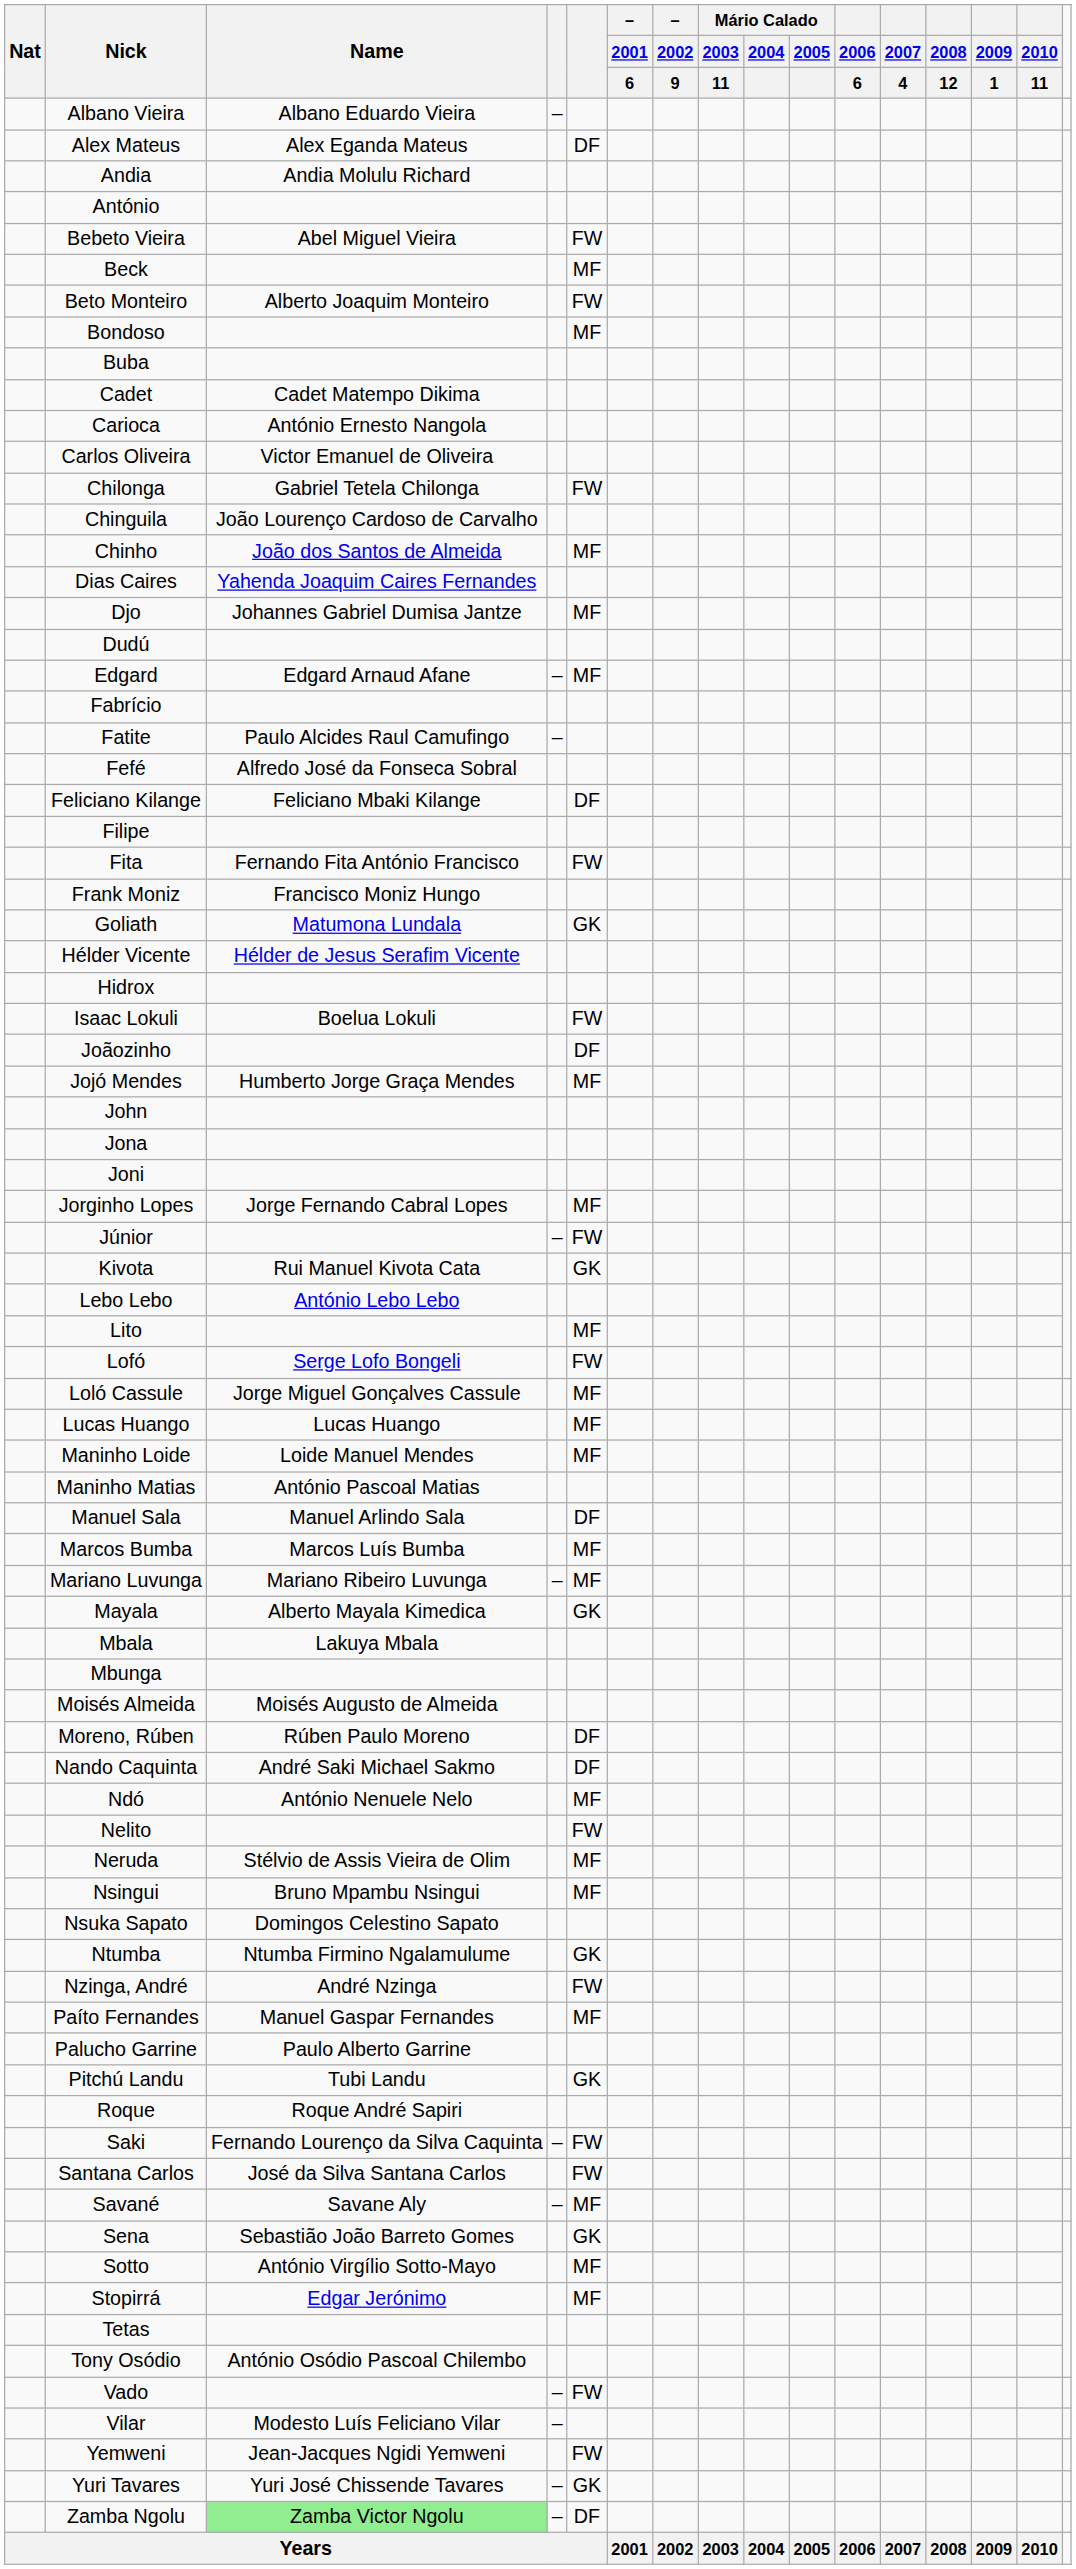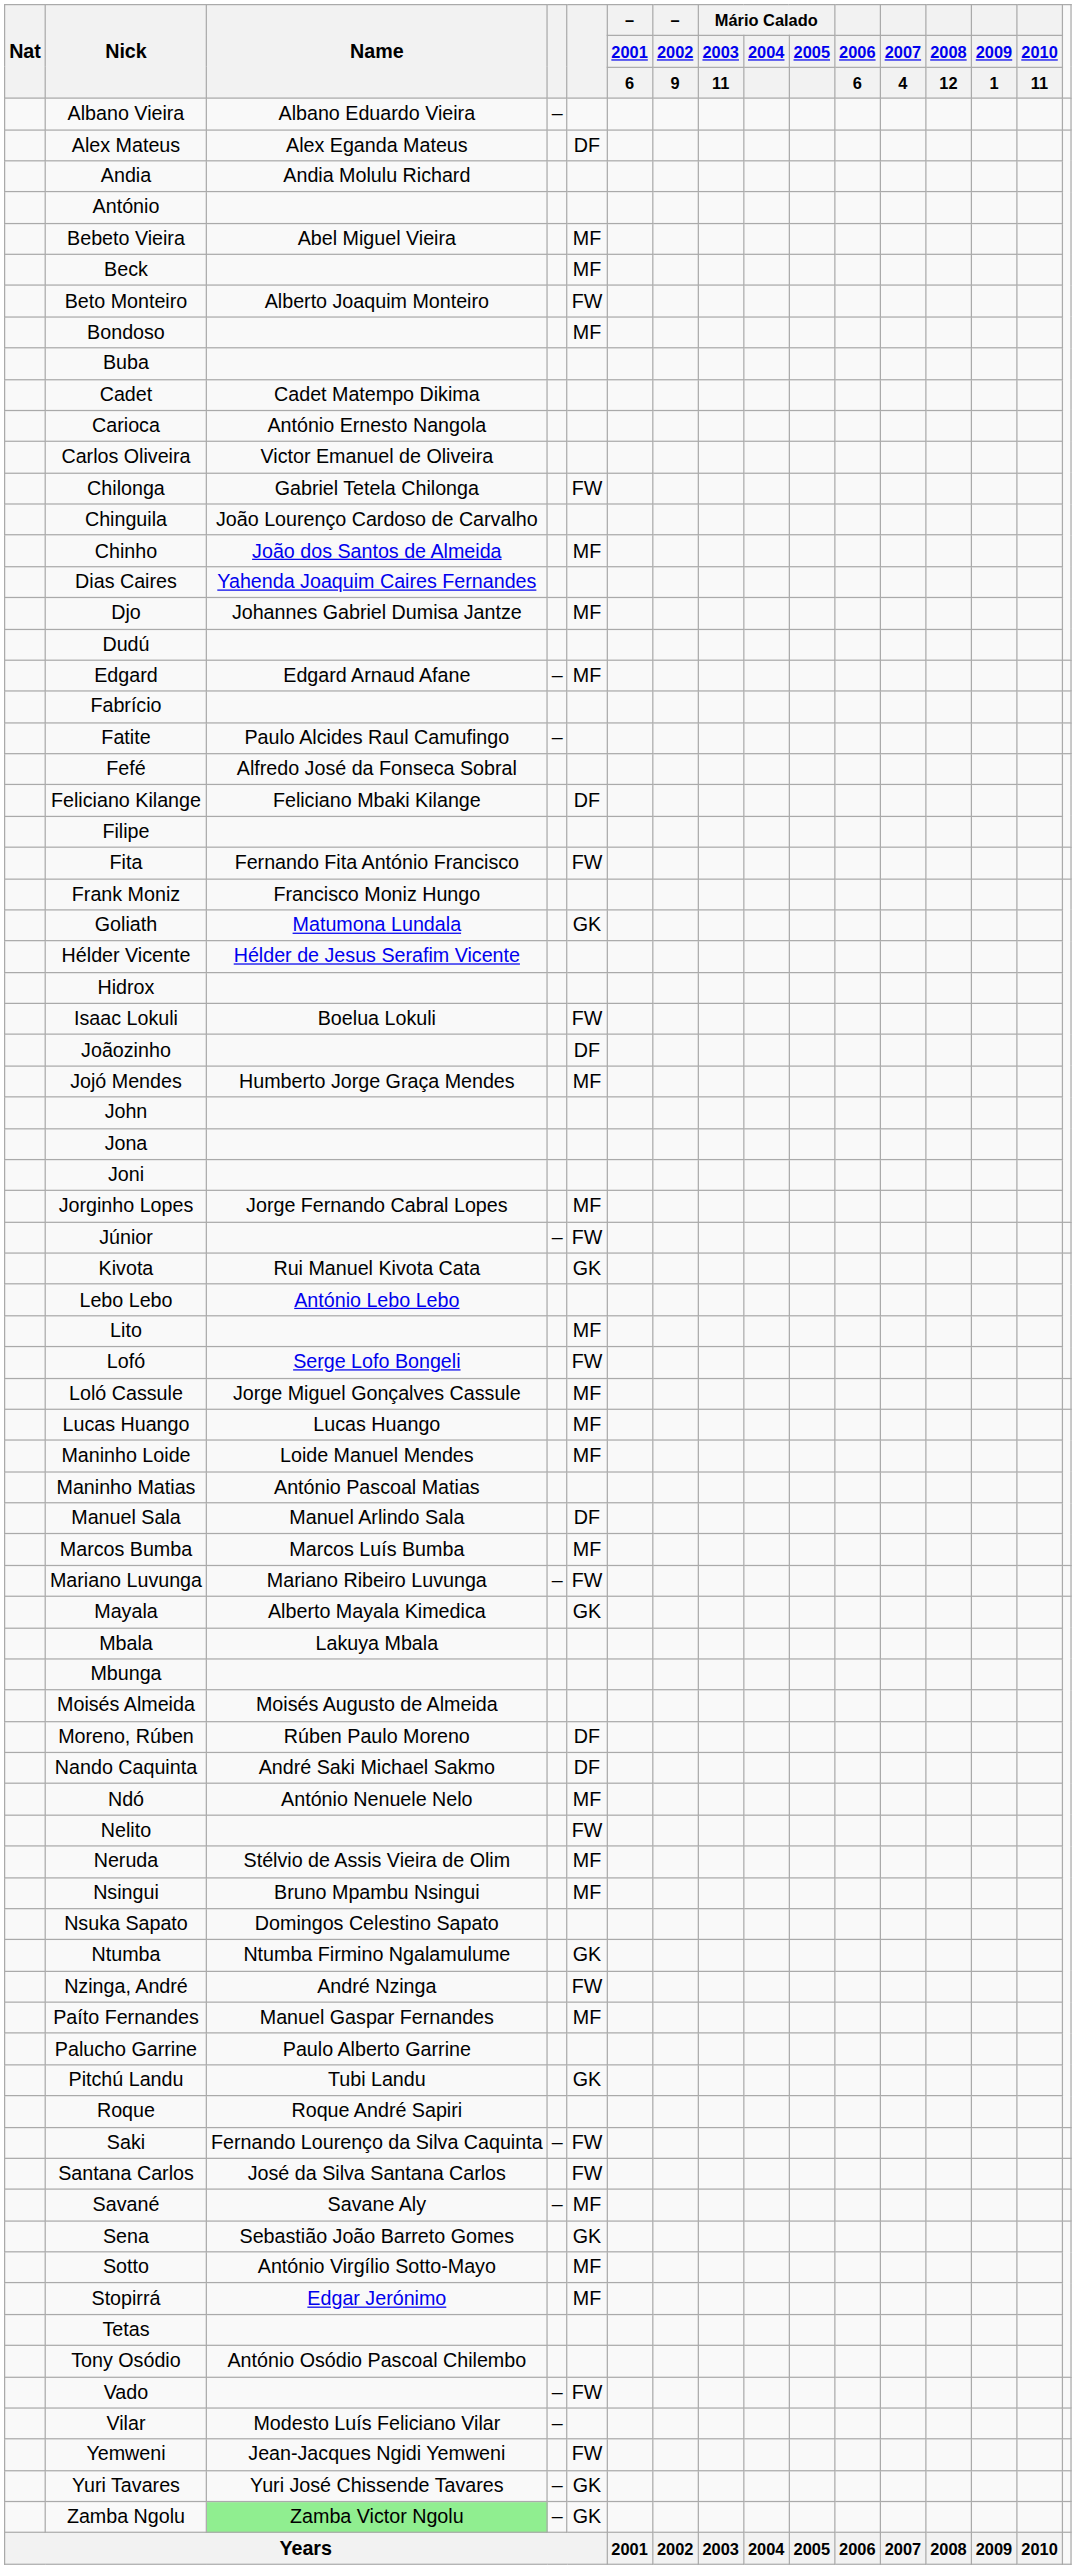(587, 238) FW -> (587, 238) MF
(587, 1580) MF -> (587, 1580) FW
(587, 2517) DF -> (587, 2517) GK
